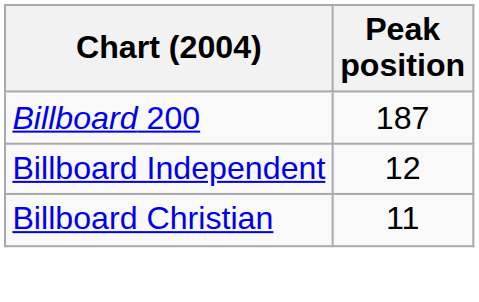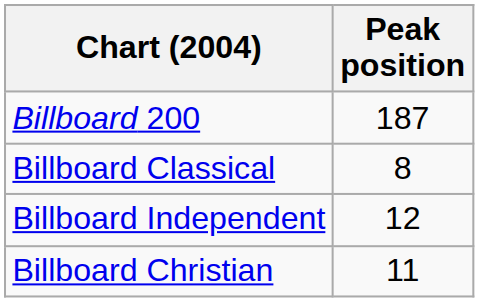+ row: (144, 168)
